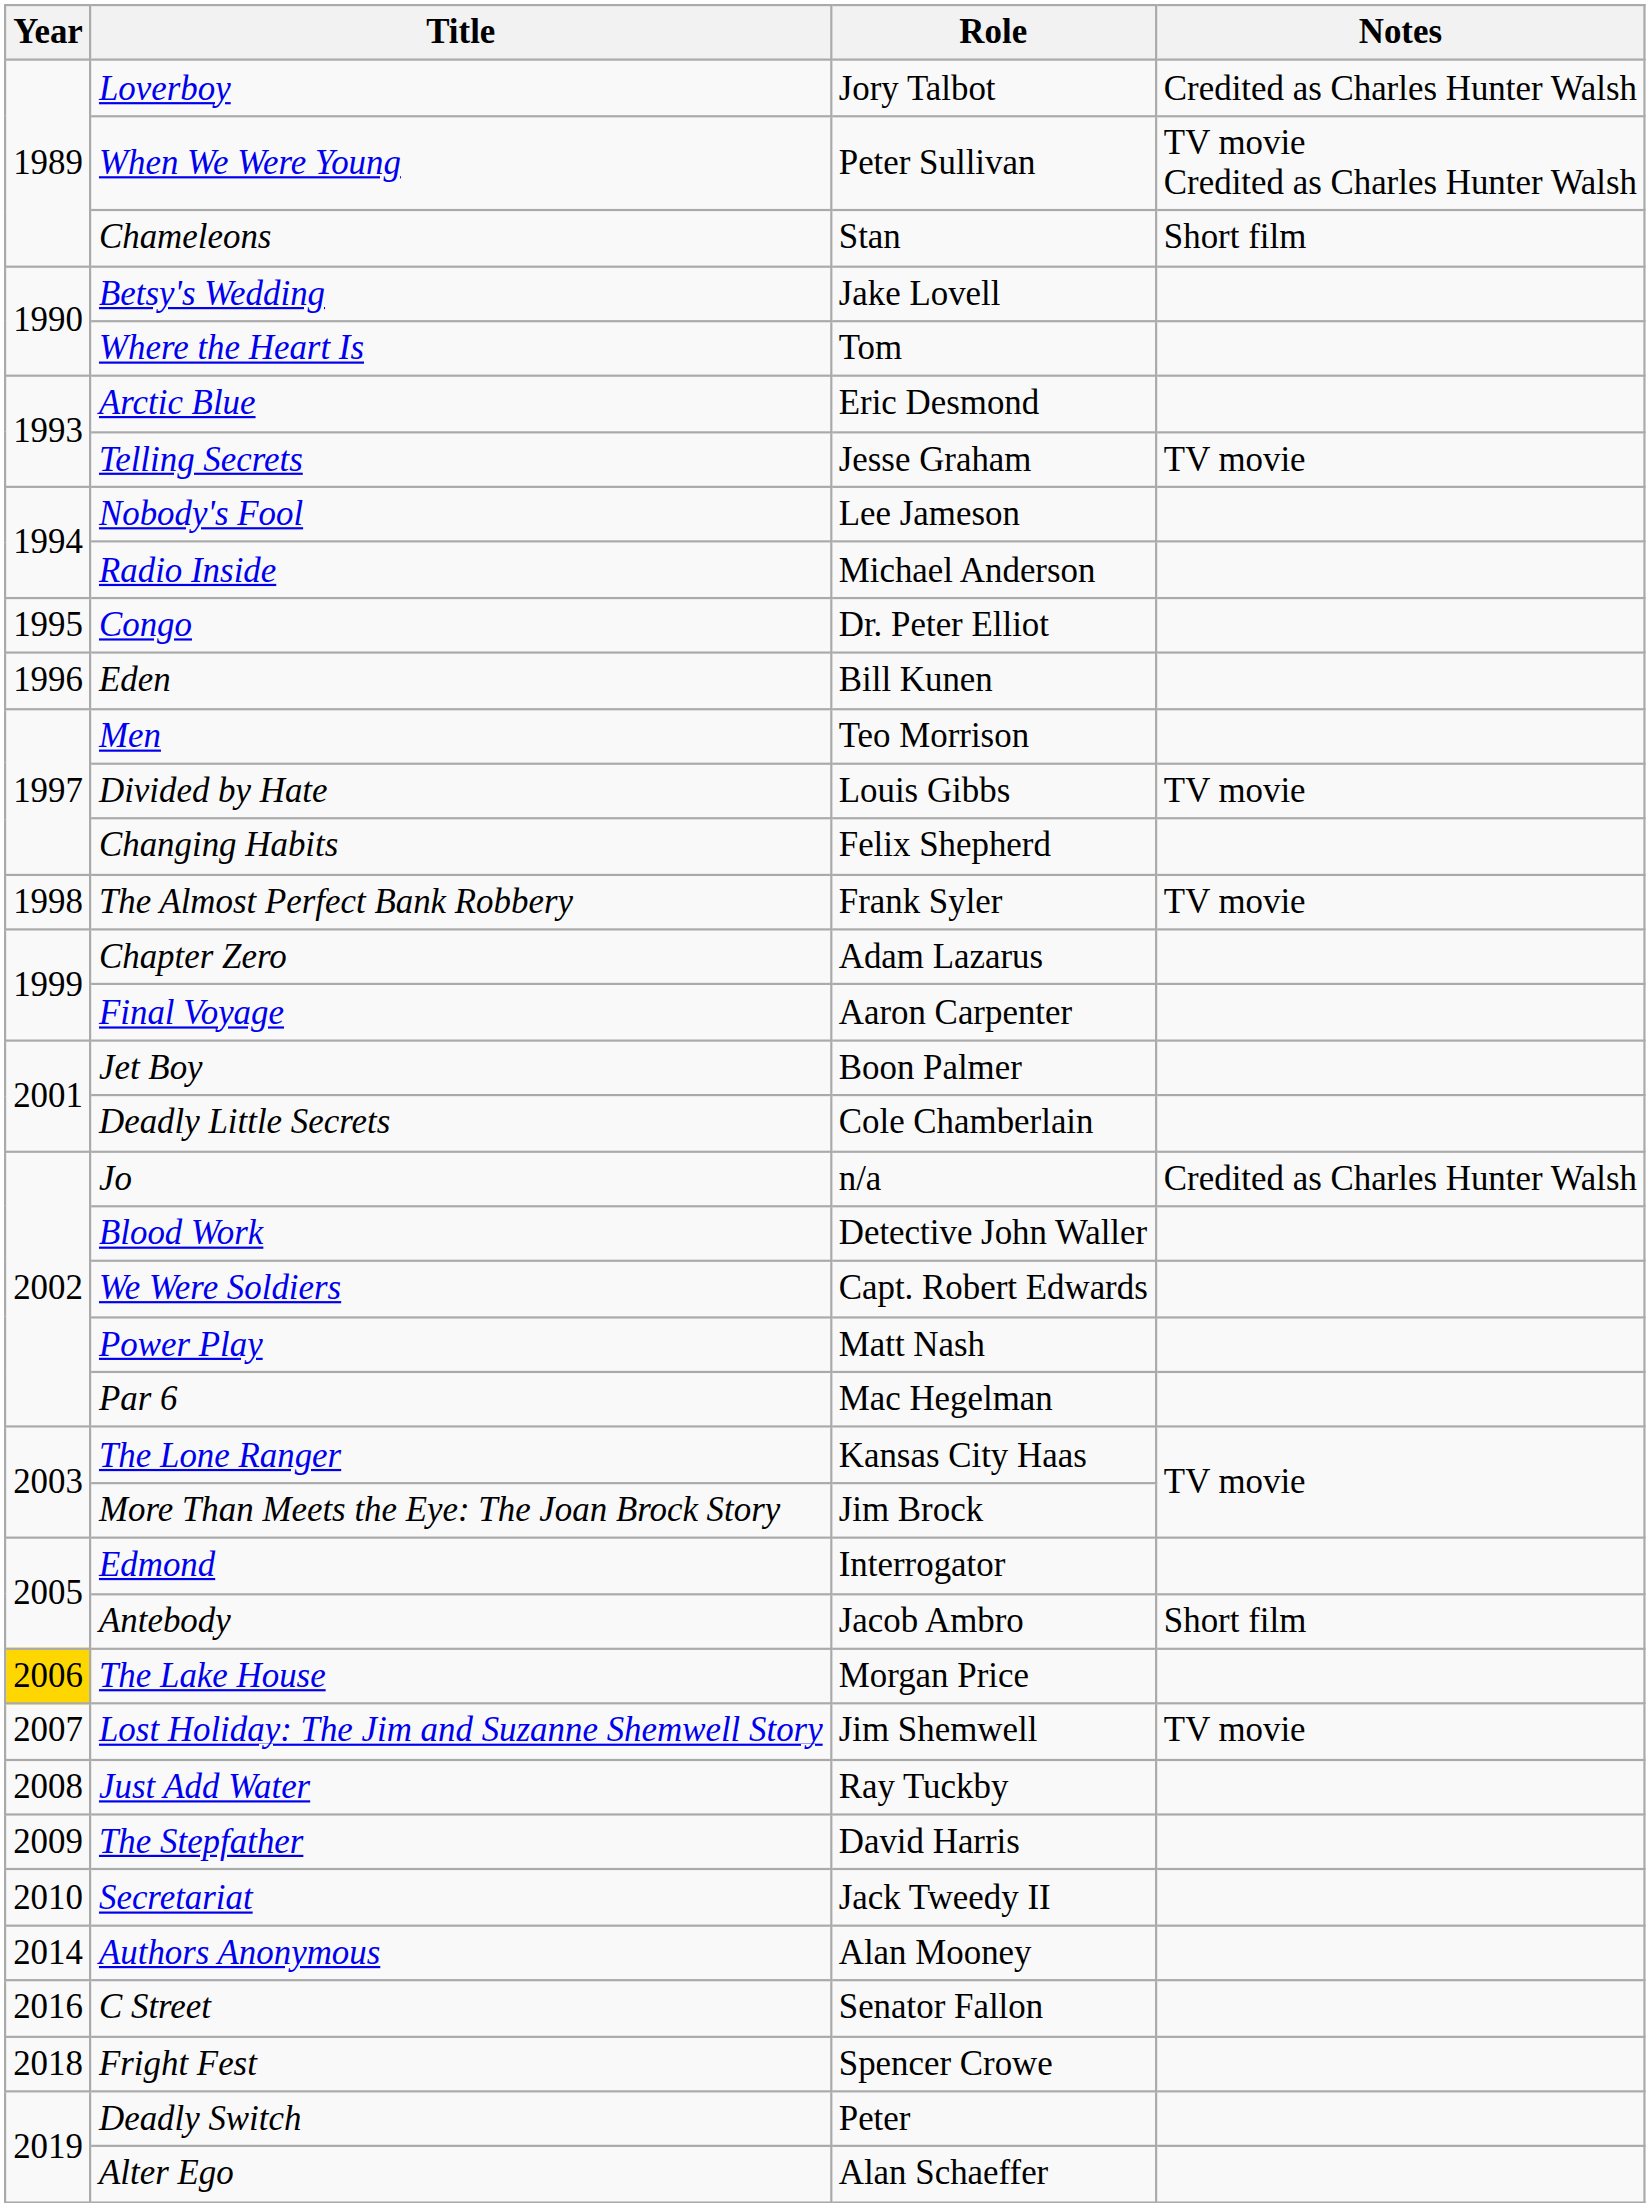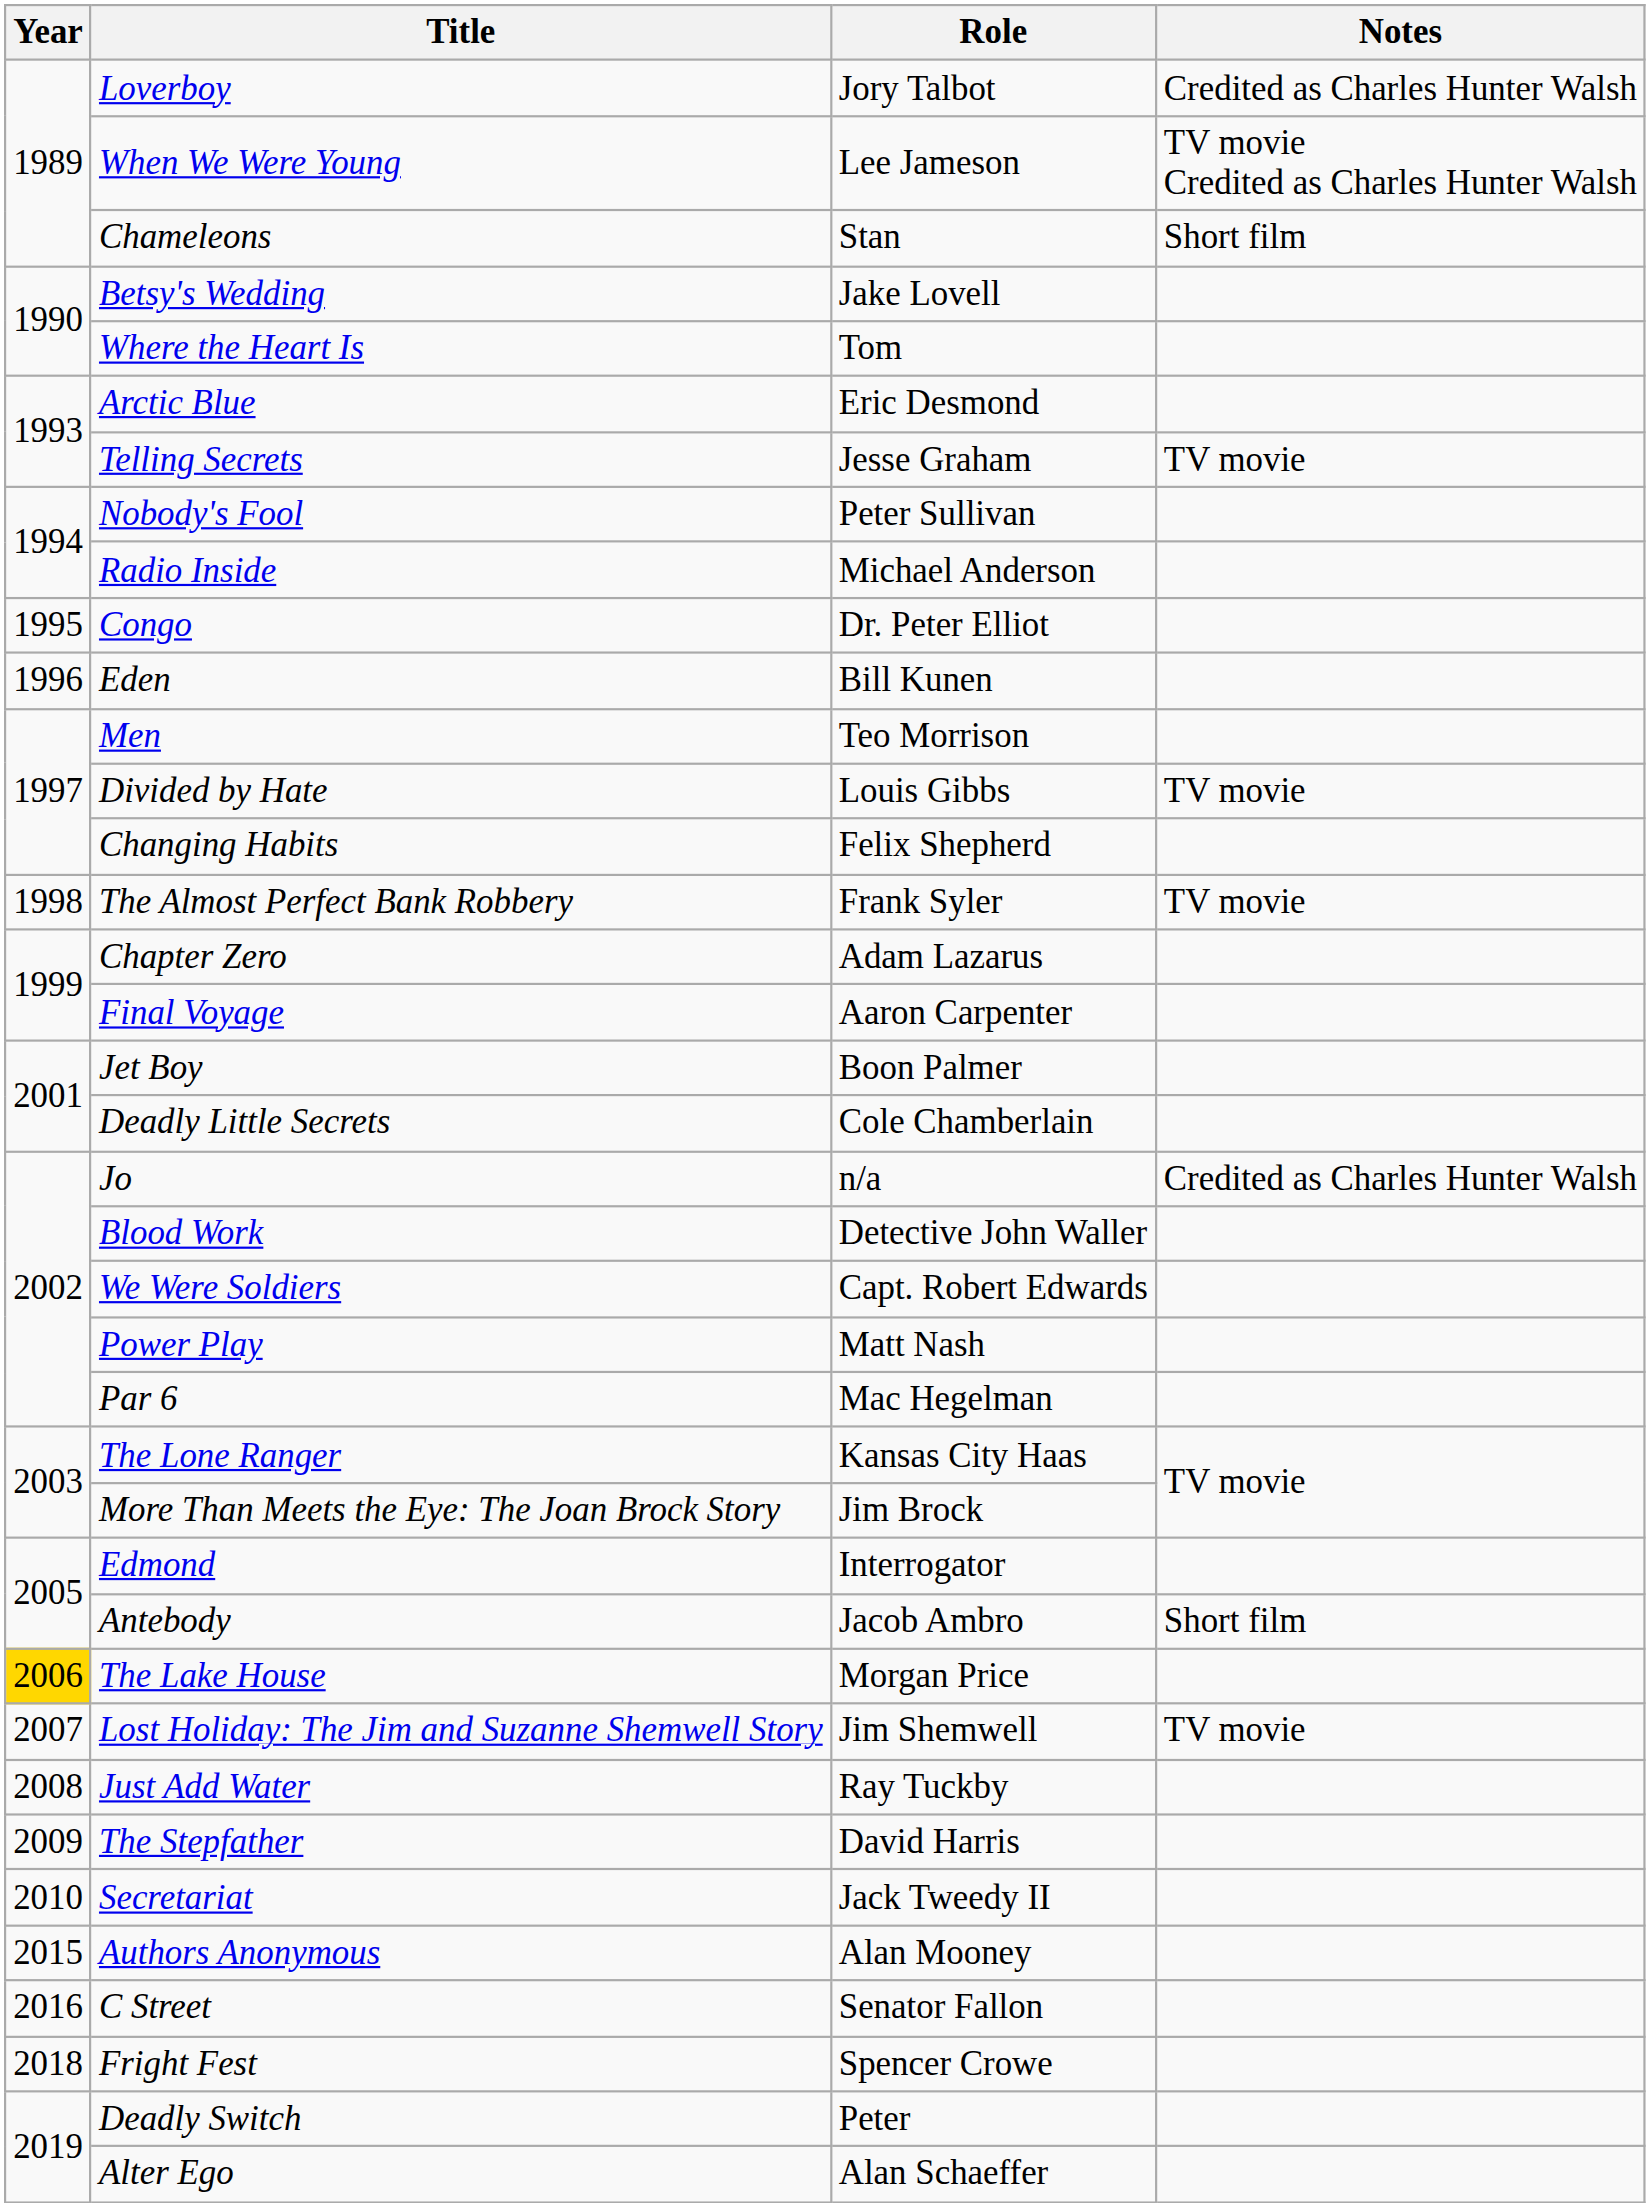(937, 162) Peter Sullivan -> (929, 162) Lee Jameson
(929, 513) Lee Jameson -> (937, 513) Peter Sullivan
(48, 1952) 2014 -> (48, 1952) 2015
